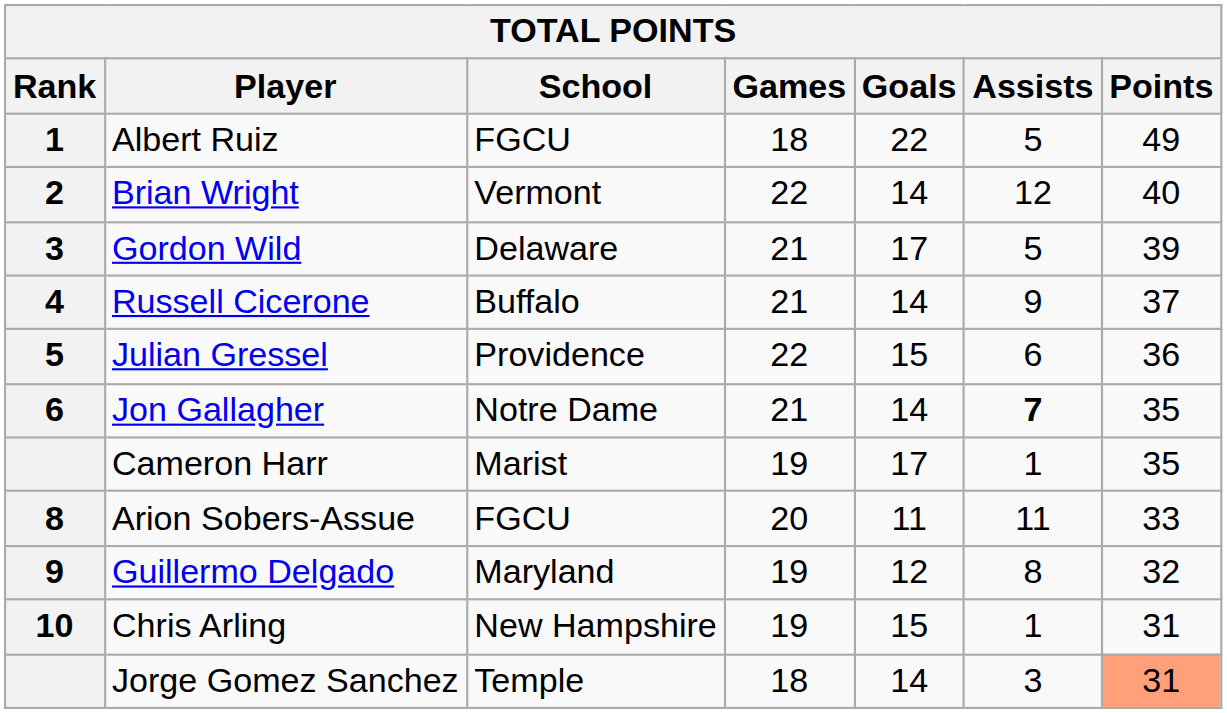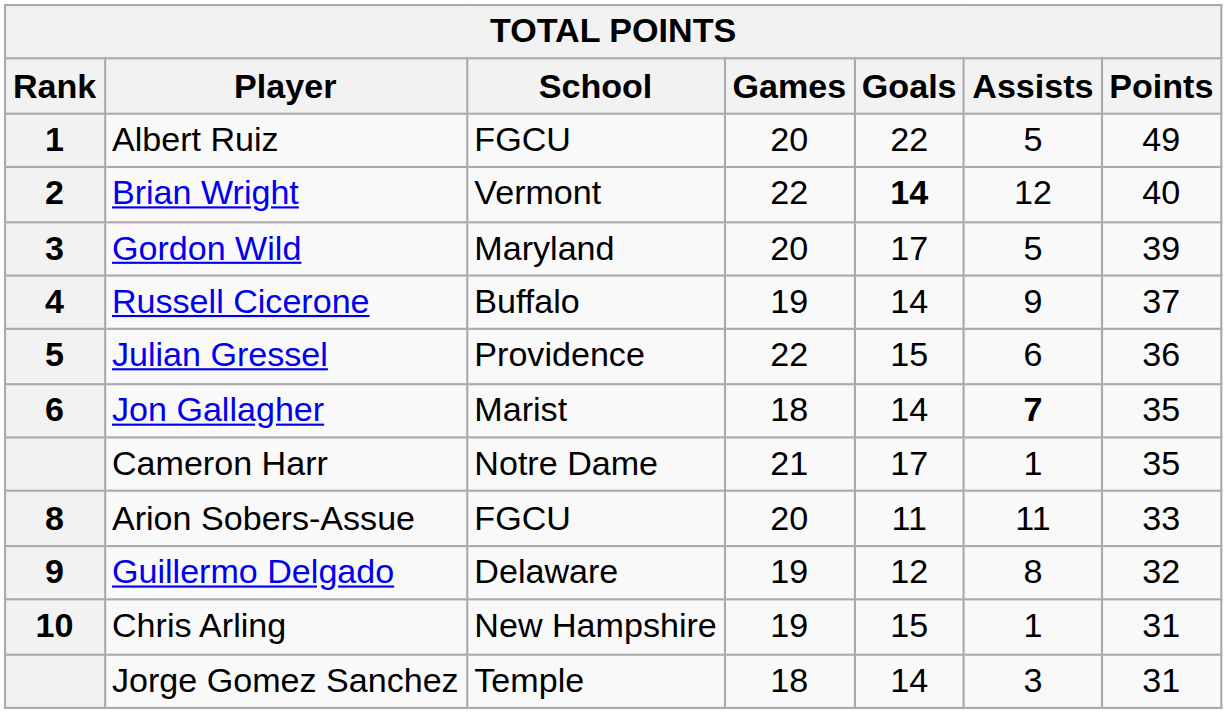(789, 139) 18 -> (789, 139) 20
(909, 193) normal -> (909, 193) bold
(546, 247) Delaware -> (544, 247) Maryland
(789, 247) 21 -> (789, 247) 20
(789, 301) 21 -> (789, 301) 19
(566, 409) Notre Dame -> (521, 409) Marist
(789, 409) 21 -> (789, 409) 18
(521, 463) Marist -> (566, 463) Notre Dame
(789, 463) 19 -> (789, 463) 21
(544, 572) Maryland -> (546, 572) Delaware
(1161, 680) lightsalmon background -> (1161, 680) no background
